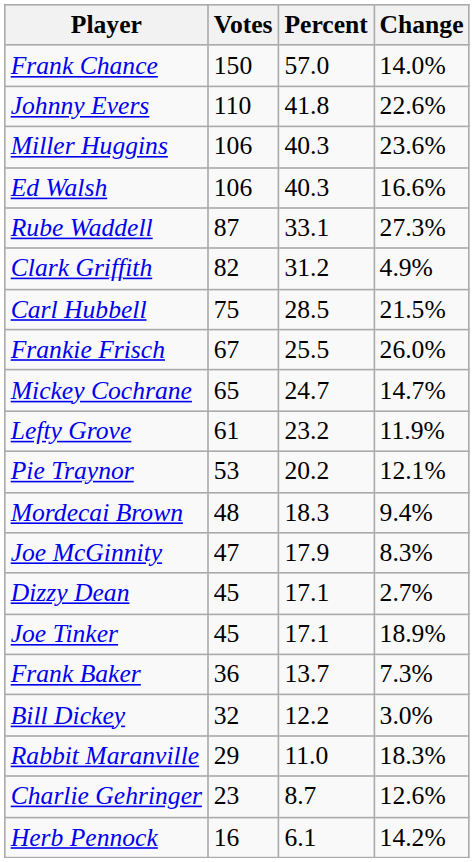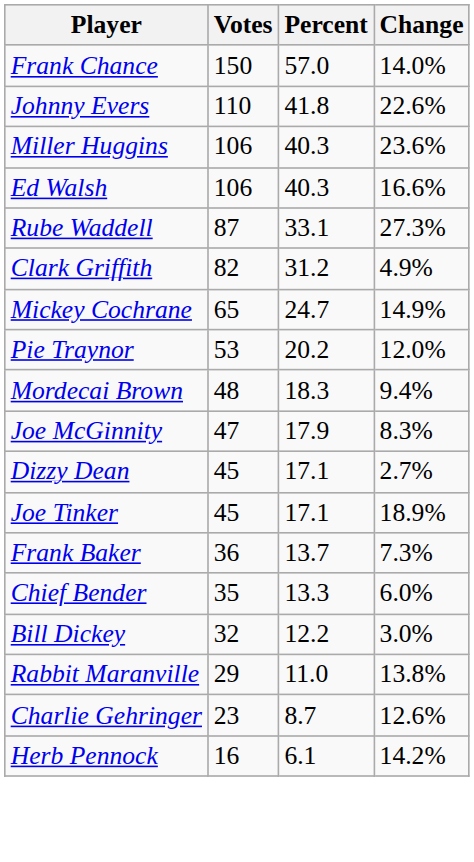- row: (79, 308)
- row: (88, 349)
(413, 390) 14.7% -> (413, 308) 14.9%
- row: (71, 430)
(413, 471) 12.1% -> (413, 349) 12.0%
+ row: (79, 593)
(413, 755) 18.3% -> (413, 674) 13.8%
